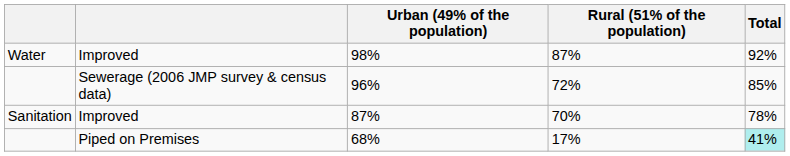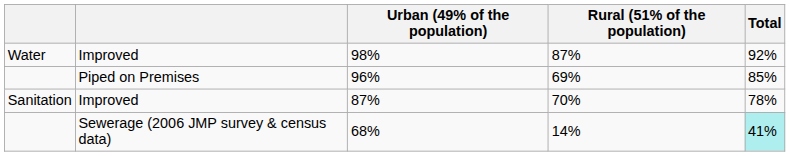(202, 85) Sewerage (2006 JMP survey & census data) -> (139, 77) Piped on Premises
(566, 85) 72% -> (566, 77) 69%
(139, 139) Piped on Premises -> (202, 131) Sewerage (2006 JMP survey & census data)
(566, 139) 17% -> (566, 131) 14%
